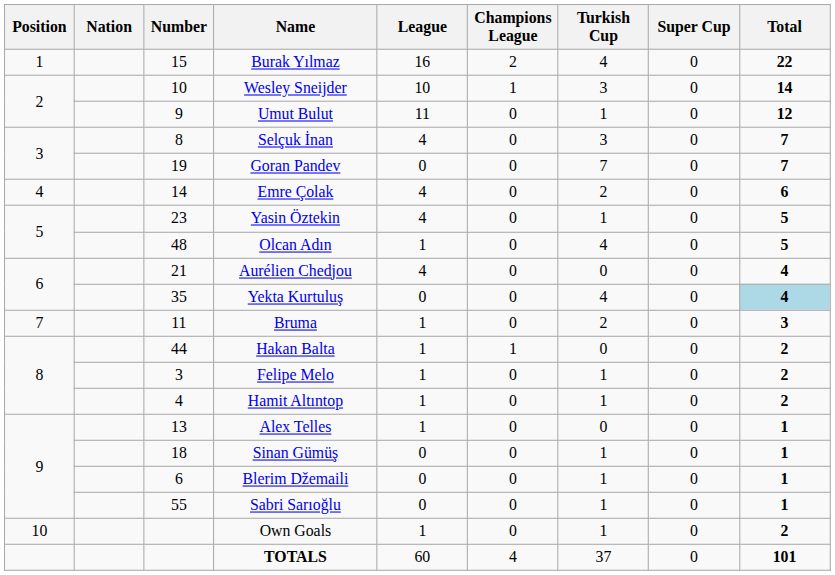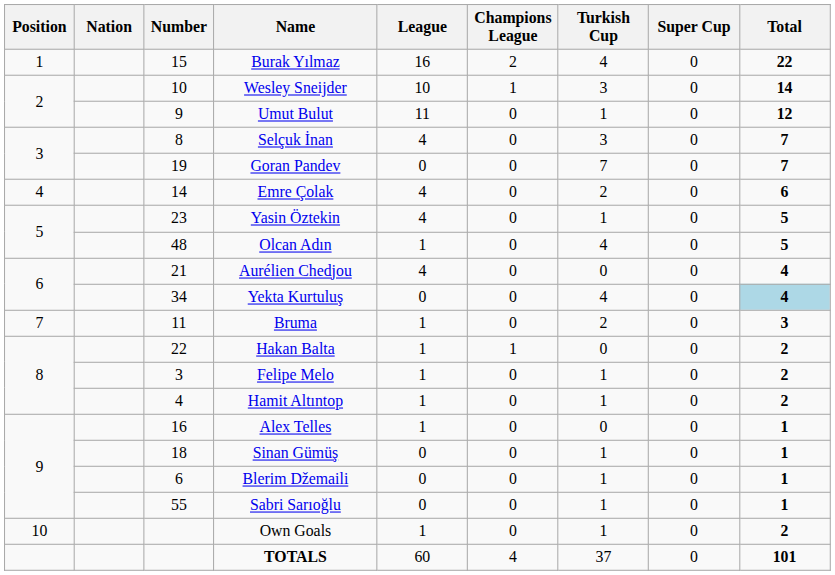(179, 297) 35 -> (179, 297) 34
(179, 349) 44 -> (179, 349) 22
(179, 427) 13 -> (179, 427) 16
